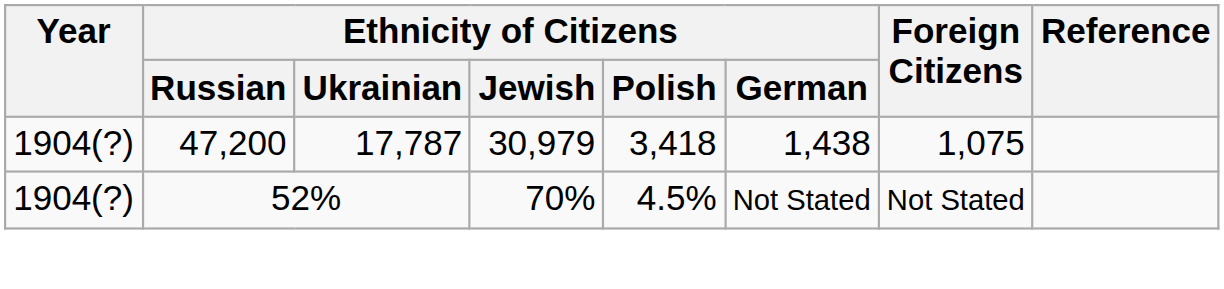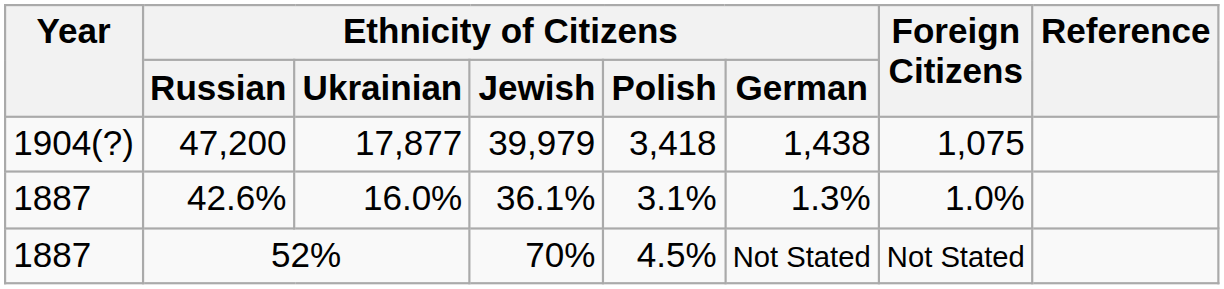(409, 143) 17,787 -> (409, 143) 17,877
(542, 143) 30,979 -> (542, 143) 39,979
+ row: (237, 198)
(74, 198) 1904(?) -> (52, 254) 1887
